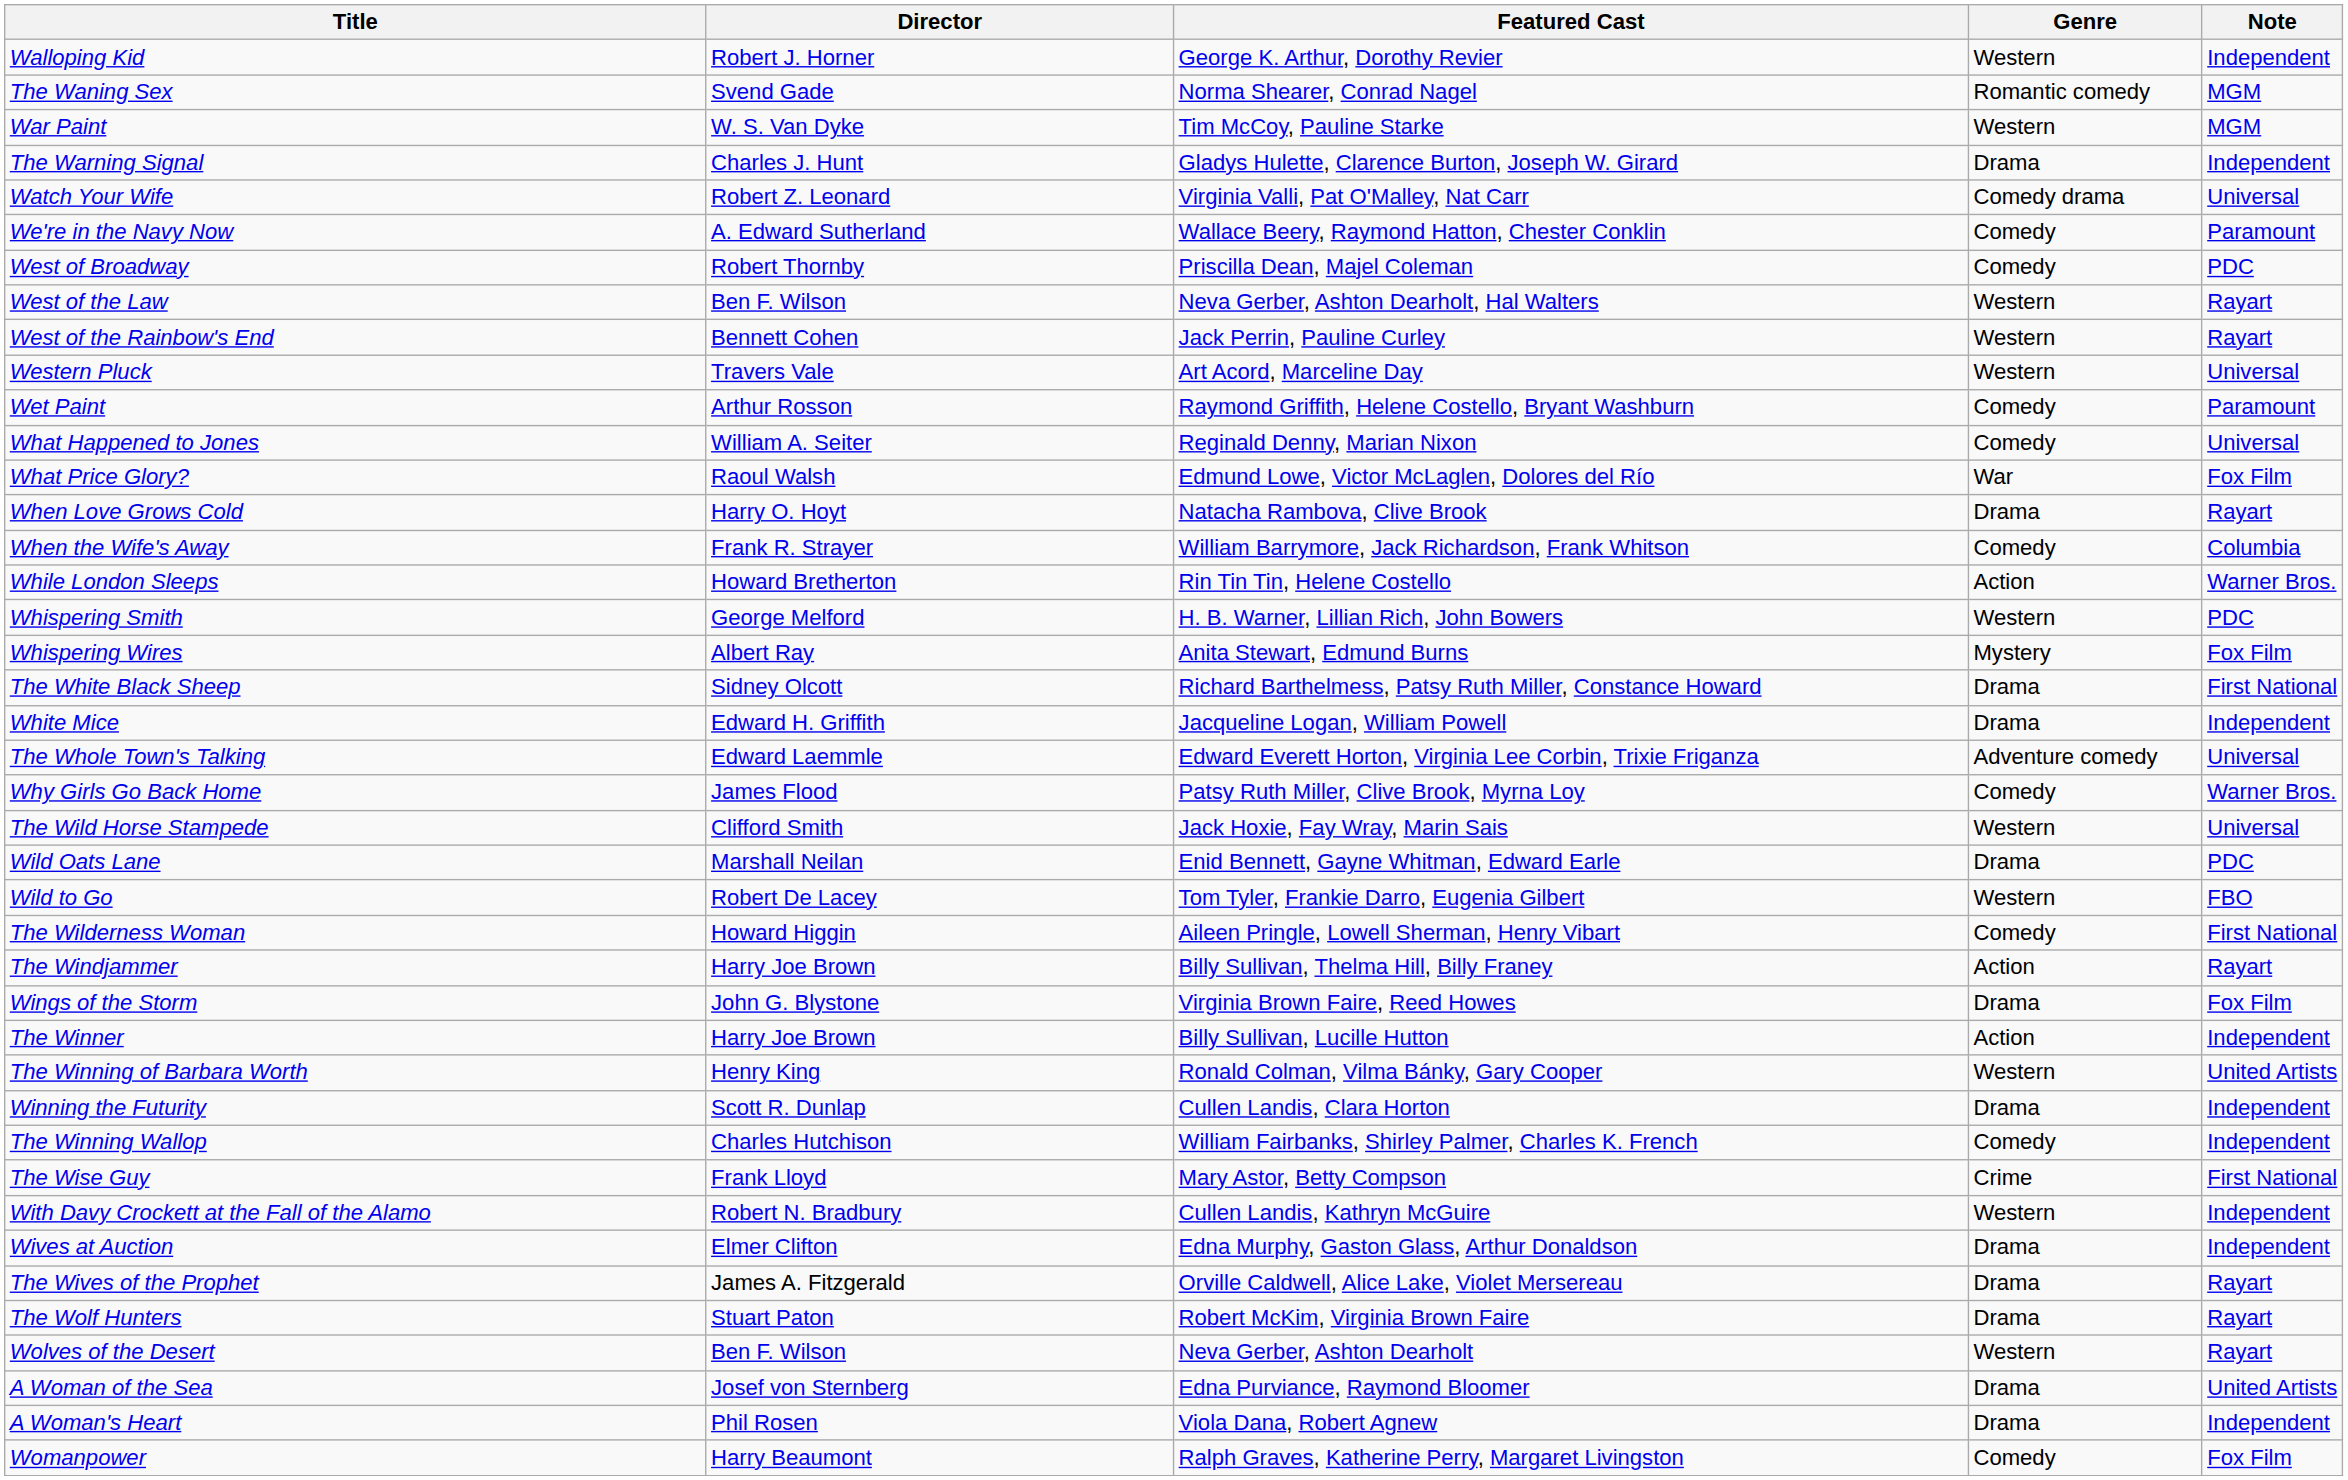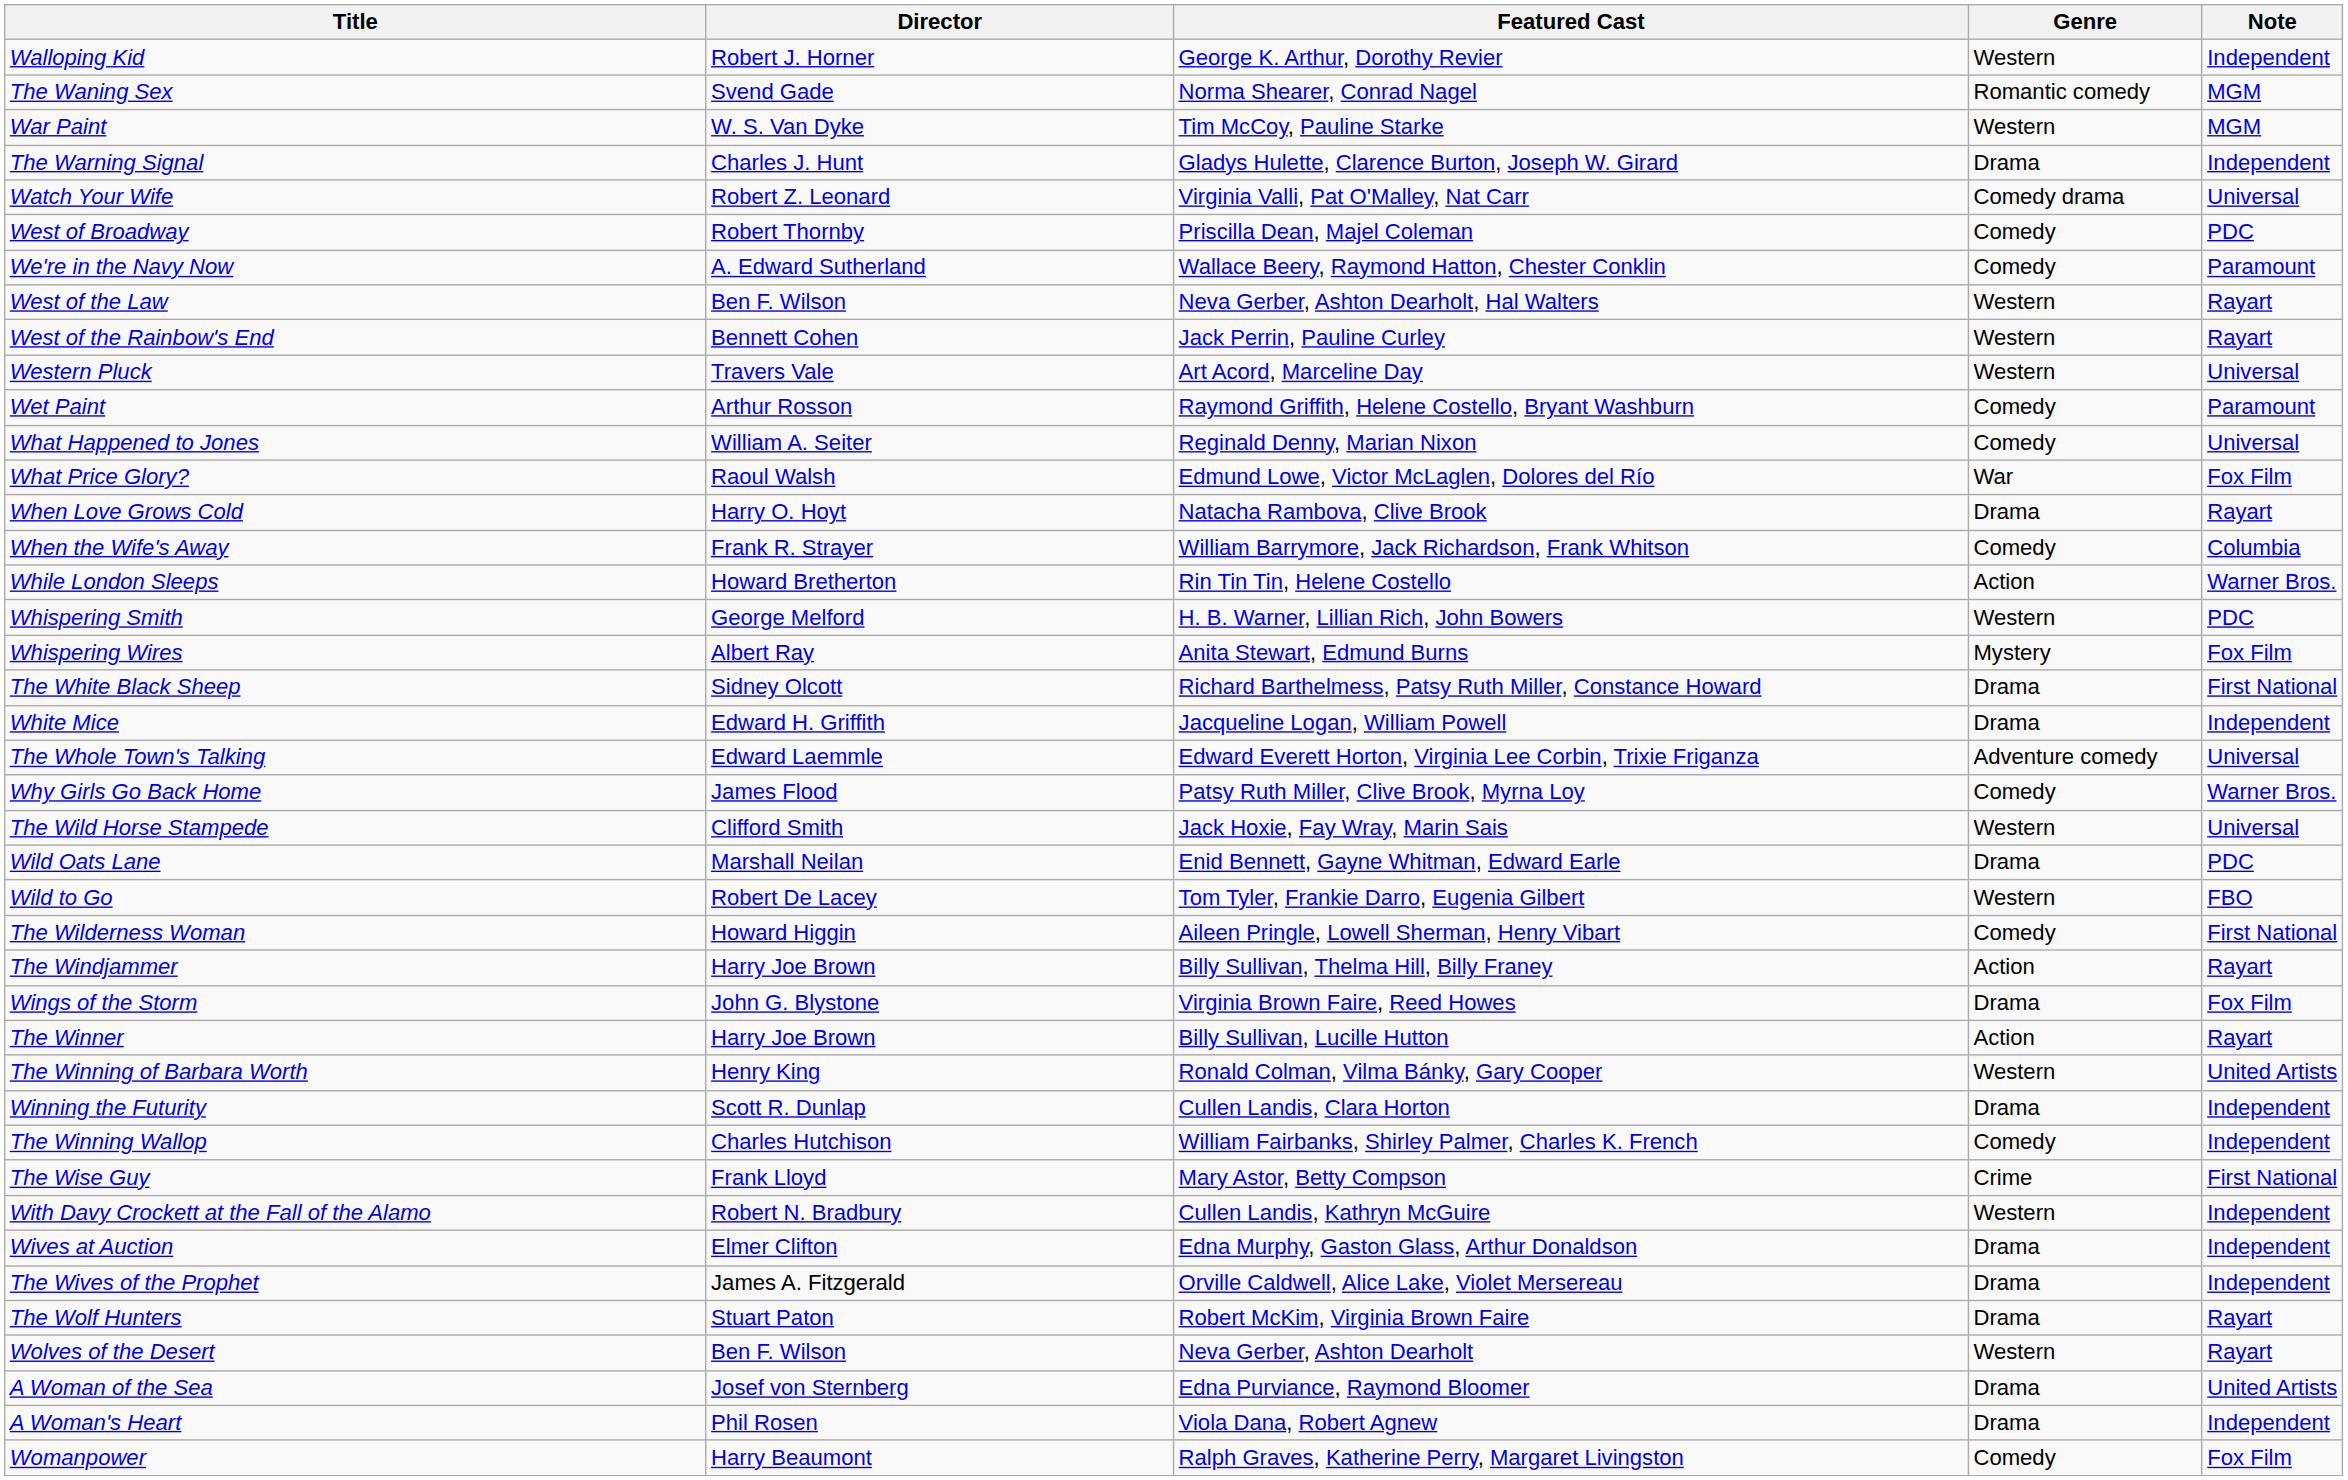rows swapped: (122, 232) <-> (99, 267)
(2269, 1037) Independent -> (2240, 1037) Rayart
(2240, 1282) Rayart -> (2269, 1282) Independent
